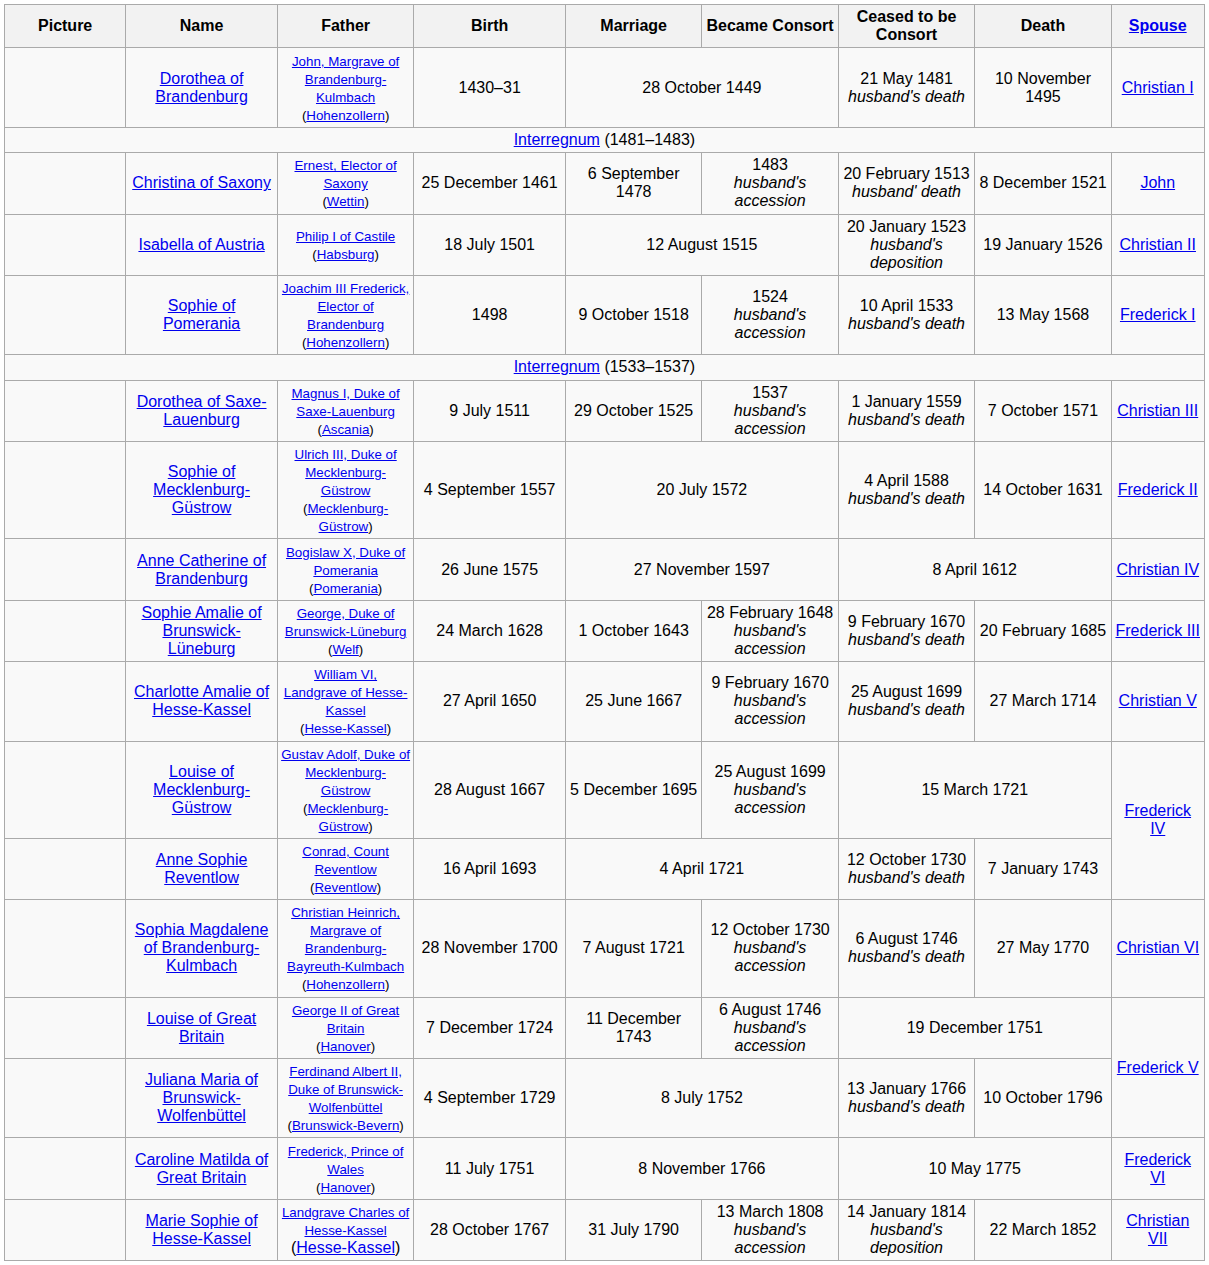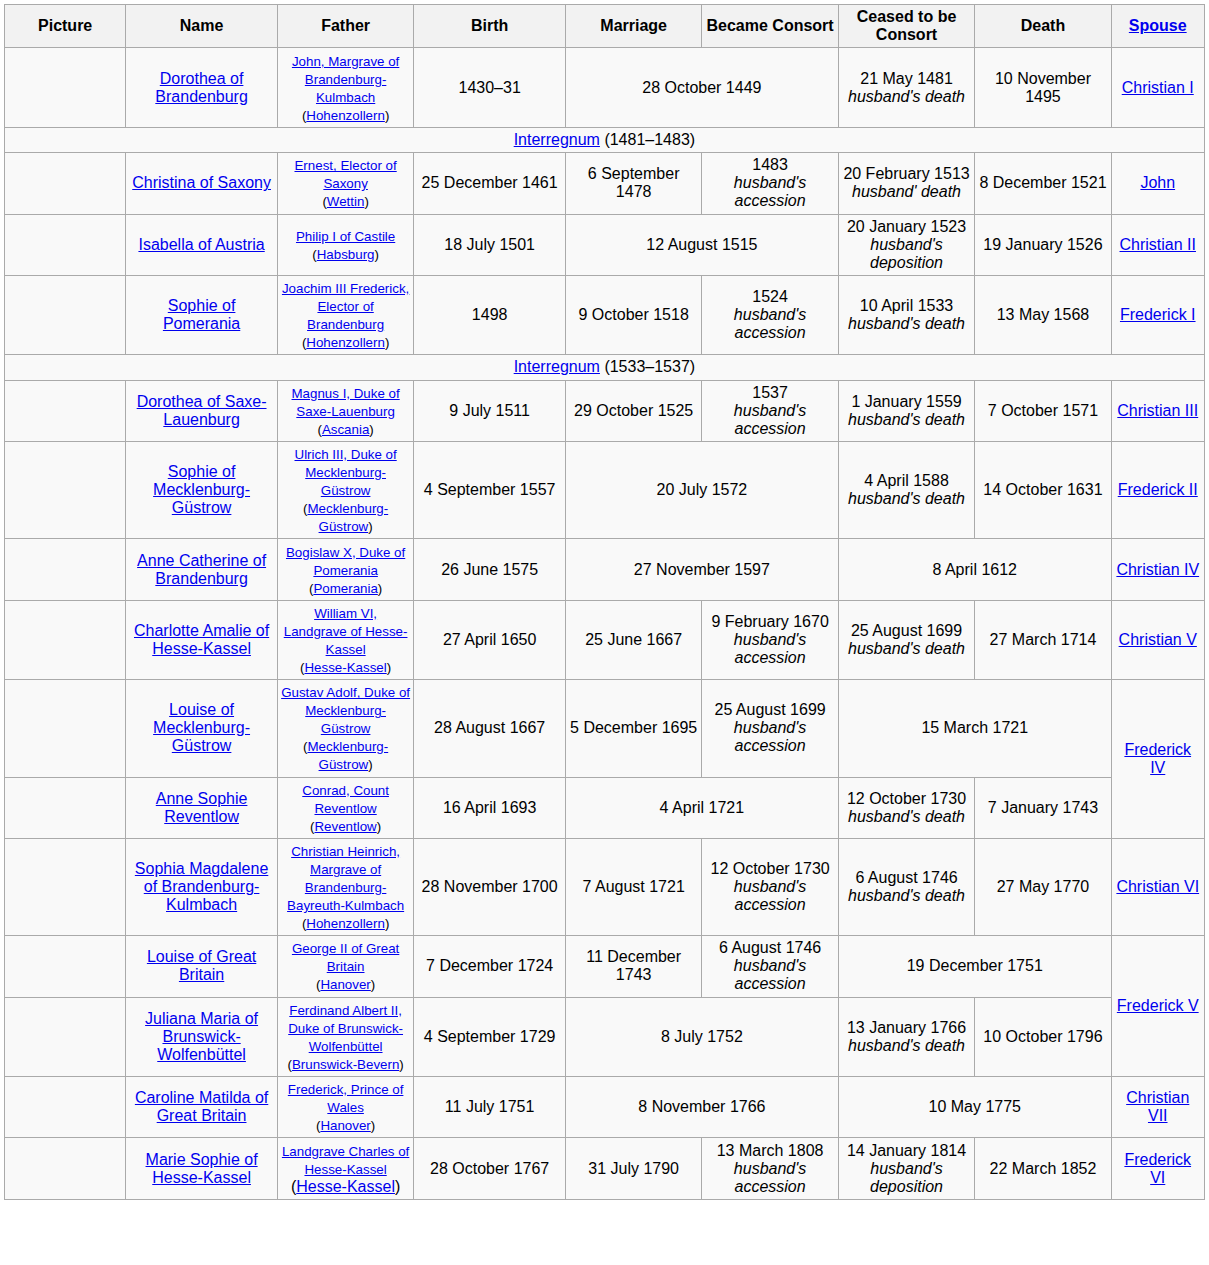- row: (202, 630)
(1158, 1168) Frederick VI -> (1158, 1107) Christian VII
(1158, 1229) Christian VII -> (1158, 1168) Frederick VI
